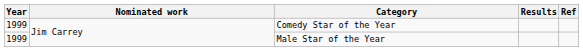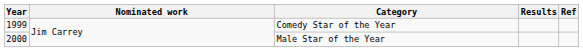(17, 39) 1999 -> (17, 39) 2000
